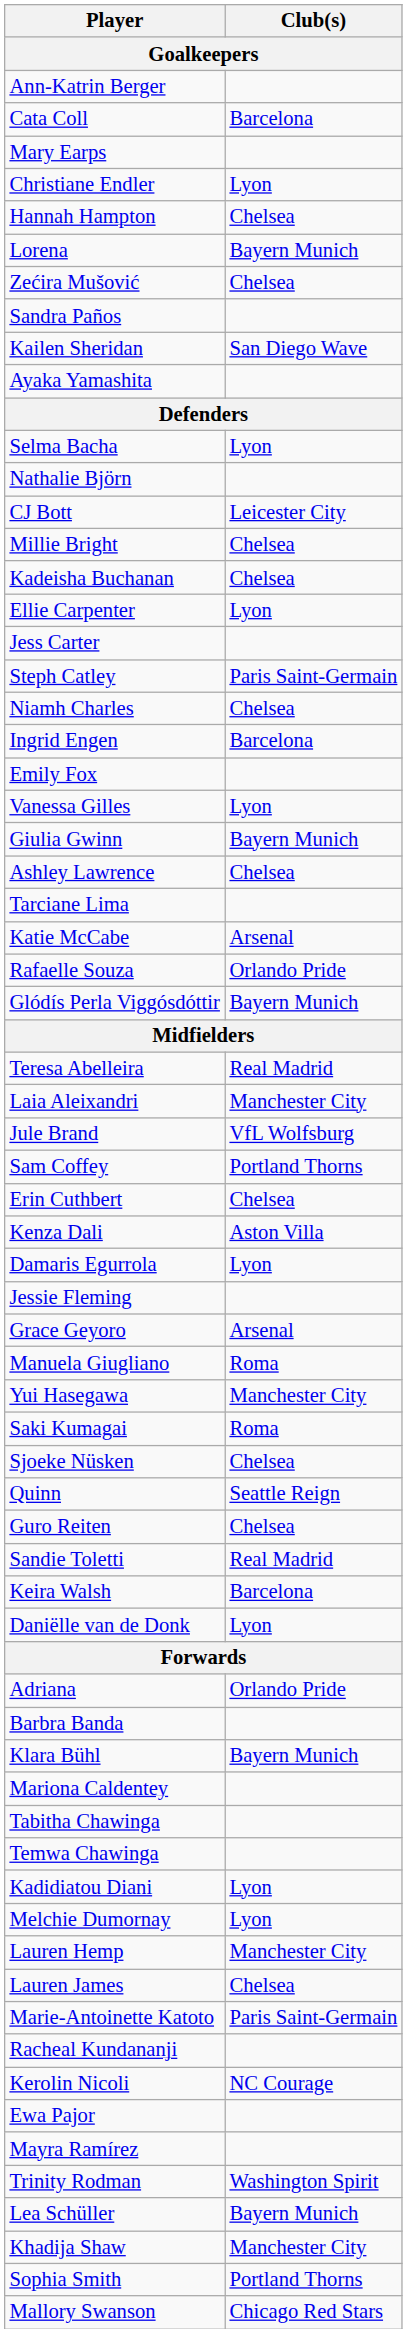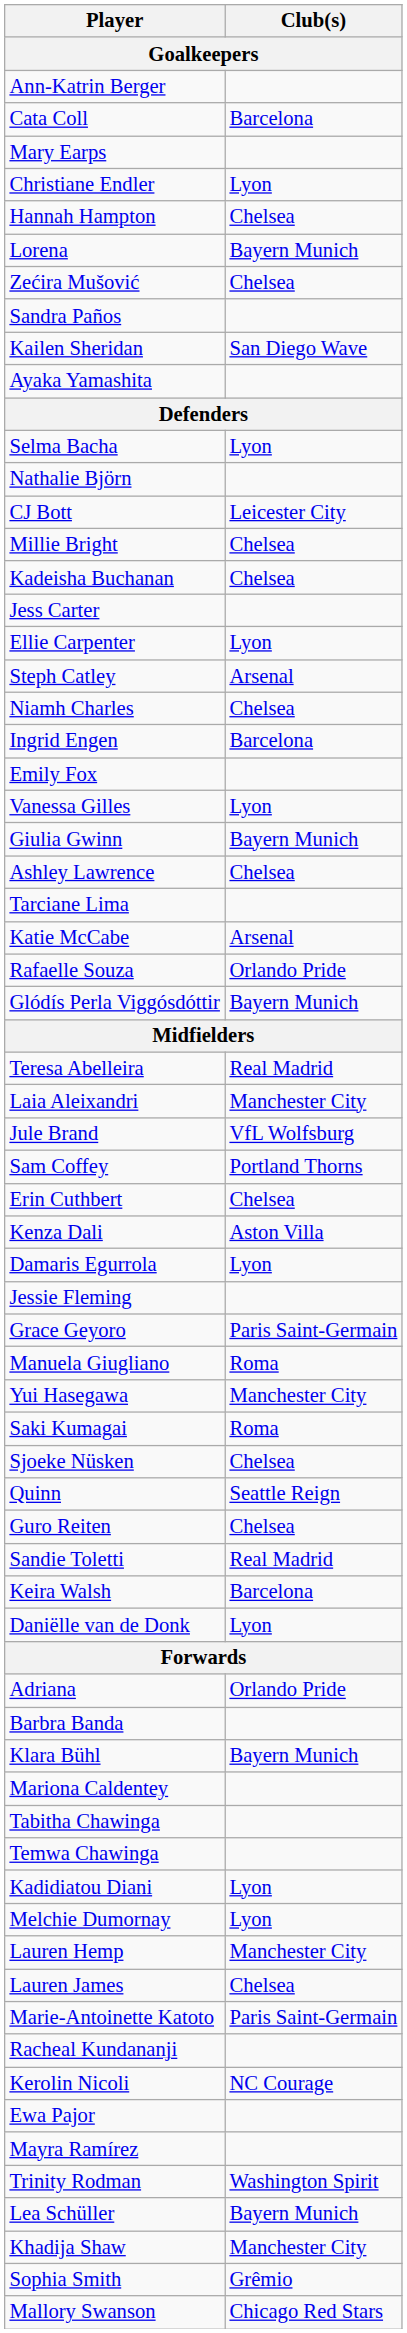rows swapped: (72, 610) <-> (54, 642)
(313, 675) Paris Saint-Germain -> (262, 675) Arsenal
(262, 1330) Arsenal -> (313, 1330) Paris Saint-Germain
(296, 2279) Portland Thorns -> (261, 2279) Grêmio
